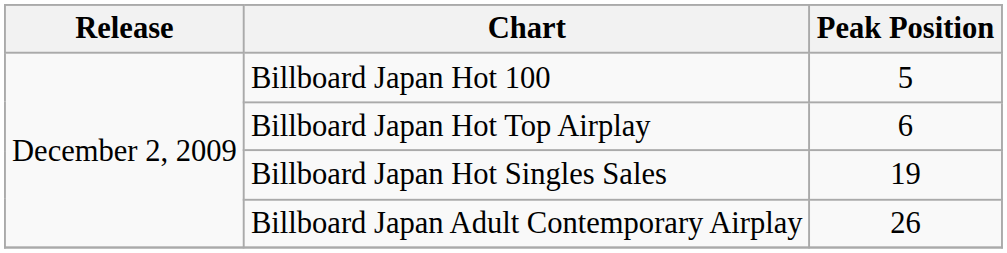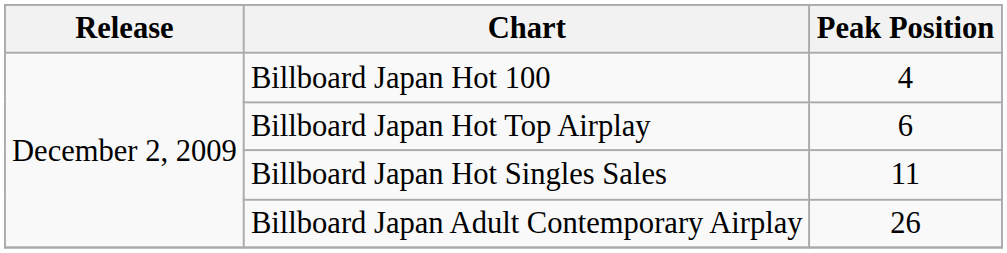(905, 77) 5 -> (905, 77) 4
(905, 174) 19 -> (905, 174) 11
